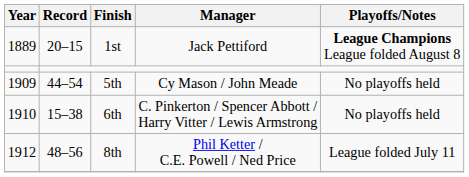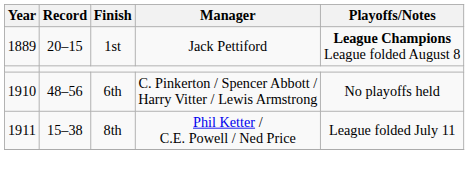- row: (113, 83)
(65, 114) 15–38 -> (65, 91) 48–56
(22, 152) 1912 -> (22, 130) 1911
(65, 152) 48–56 -> (65, 130) 15–38
